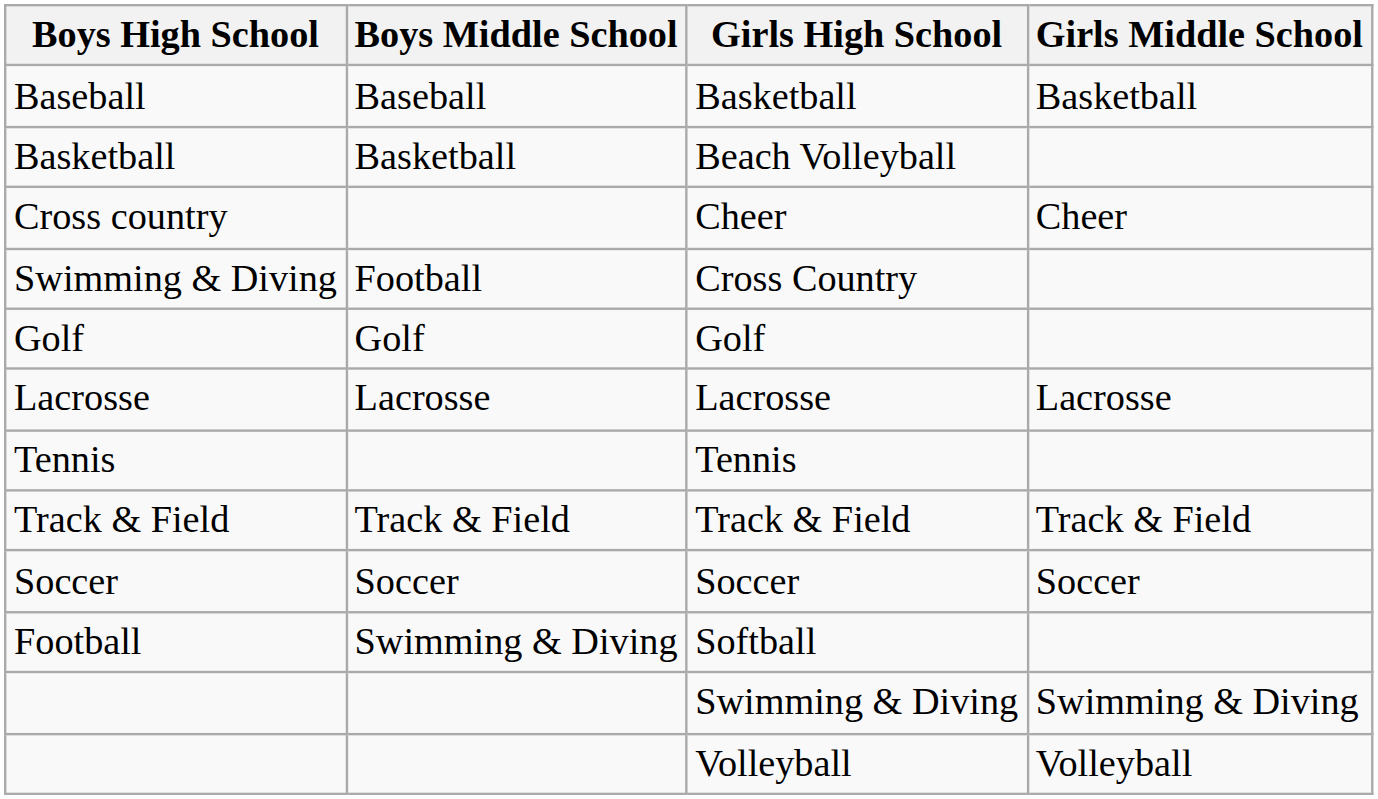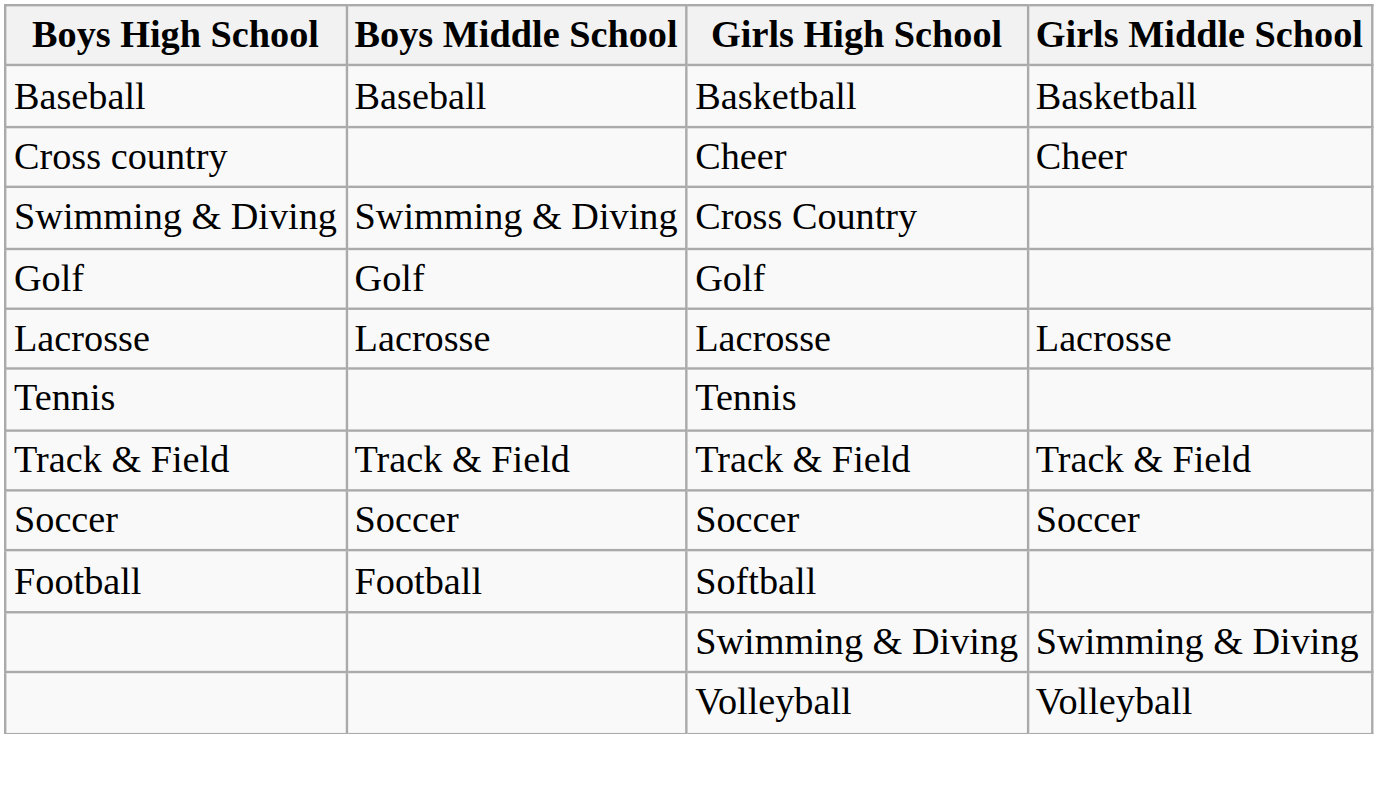- row: (826, 156)
(418, 277) Football -> (516, 216) Swimming & Diving
(516, 641) Swimming & Diving -> (418, 580) Football
